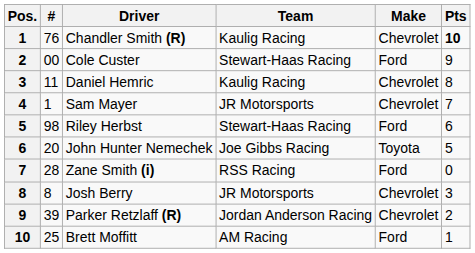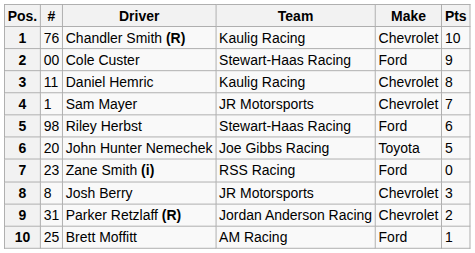(453, 38) bold -> (453, 38) normal
(51, 171) 28 -> (51, 171) 23
(51, 215) 39 -> (51, 215) 31
